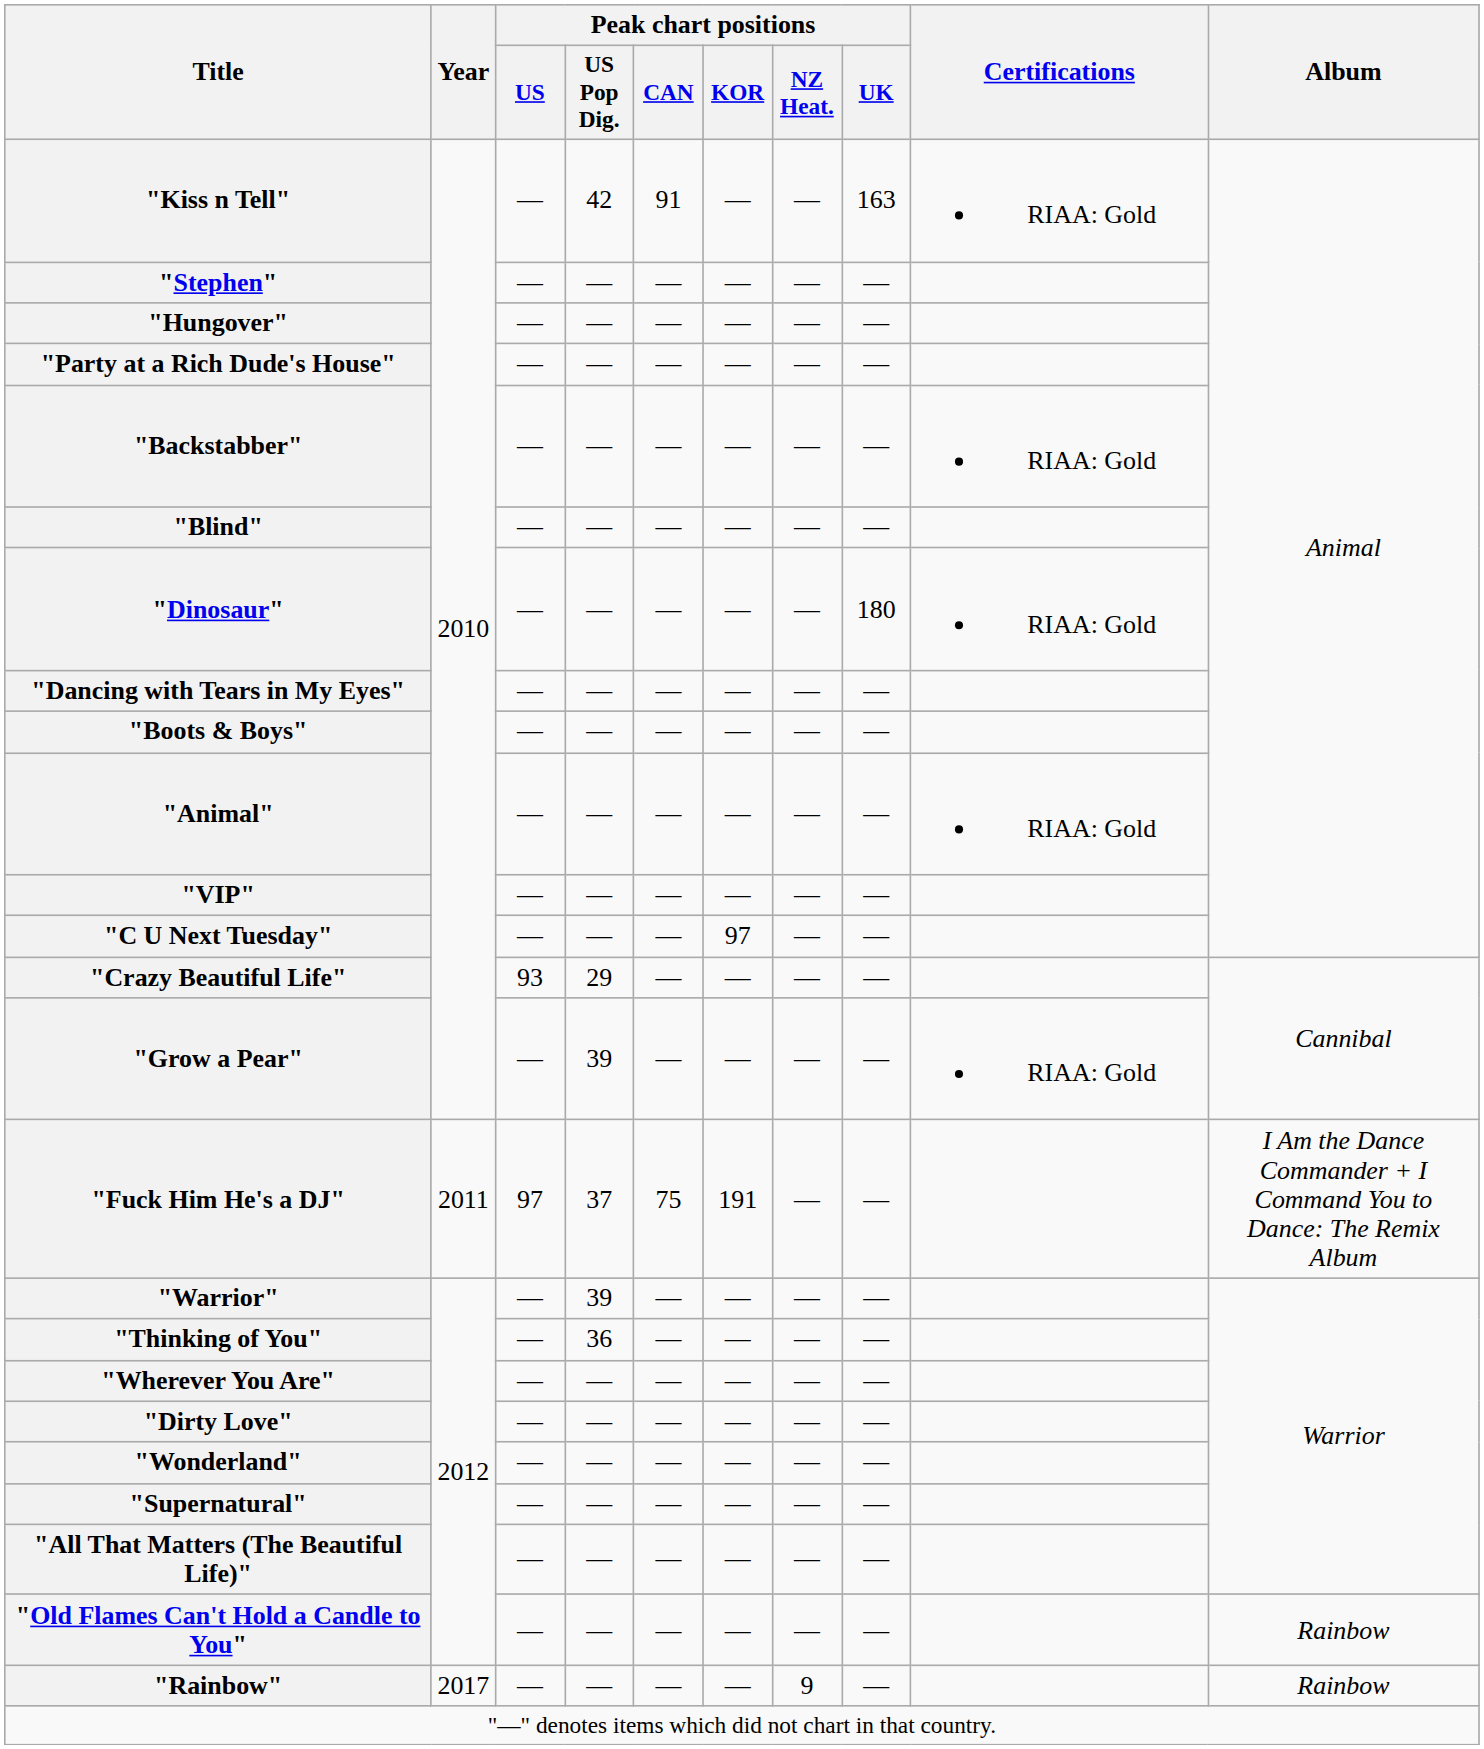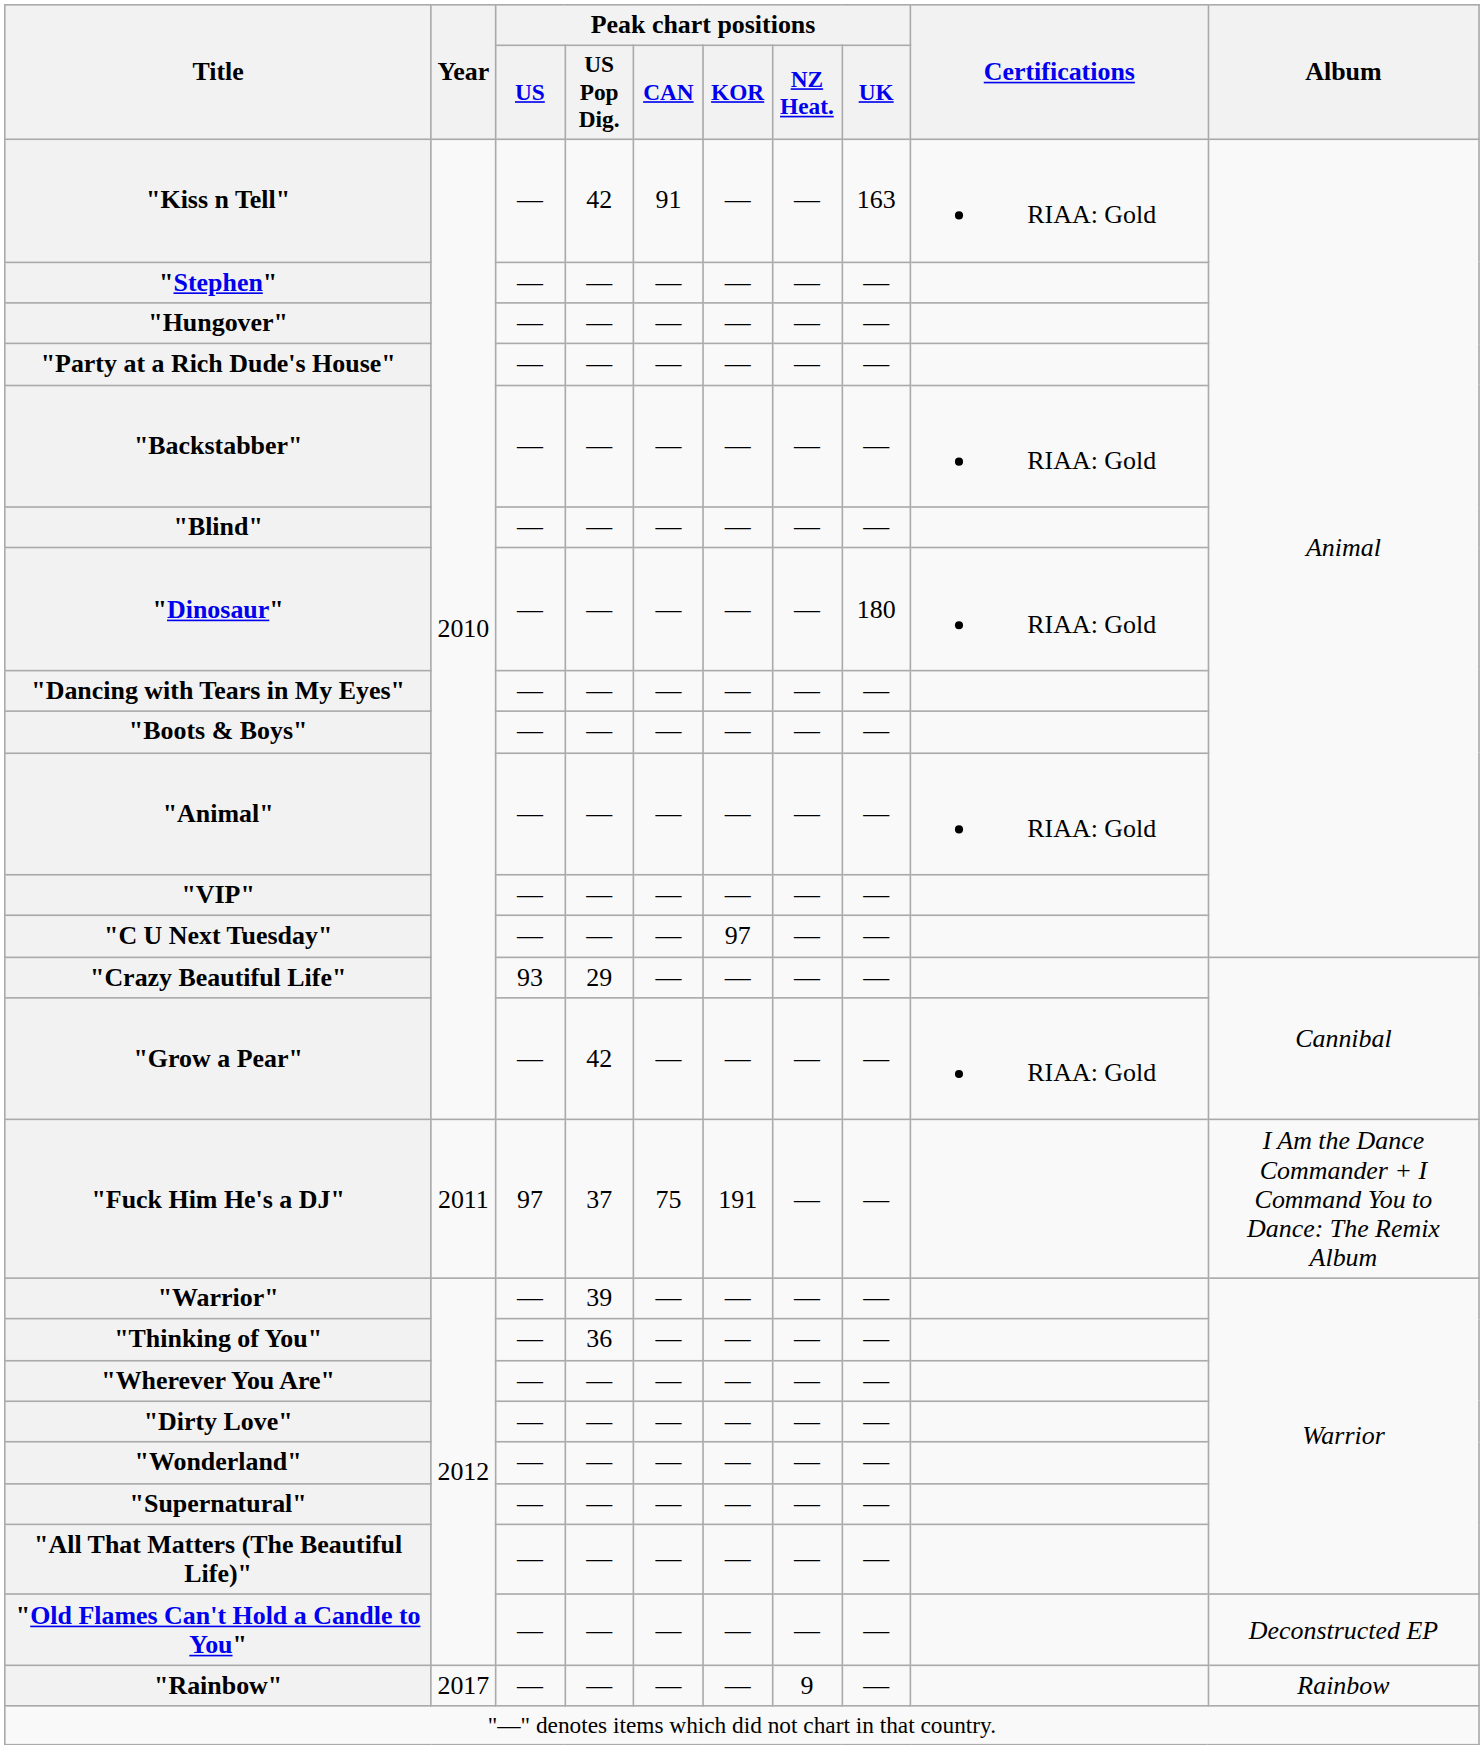(599, 1058) 39 -> (599, 1058) 42
(1343, 1629) Rainbow -> (1343, 1629) Deconstructed EP
